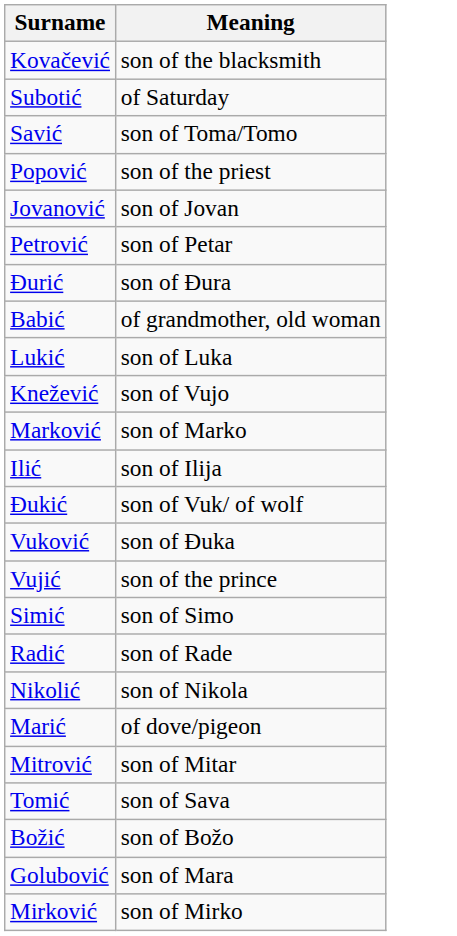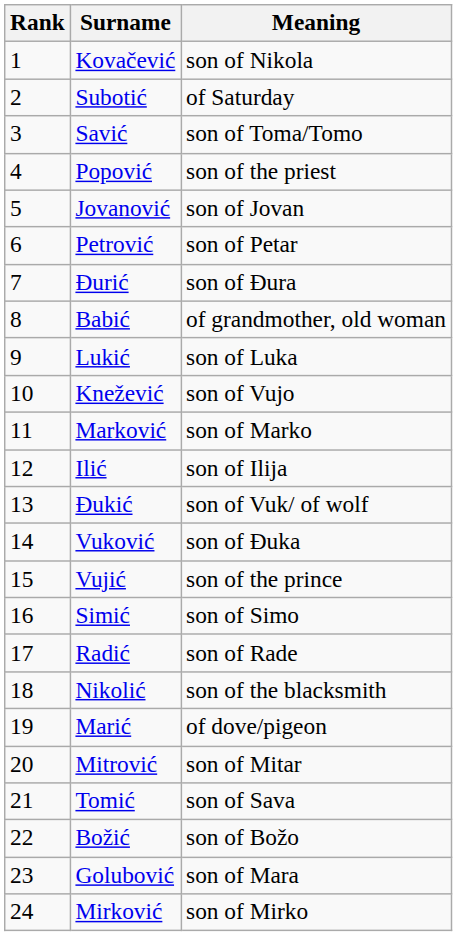+ column: (37, 23)
(221, 60) son of the blacksmith -> (250, 60) son of Nikola
(184, 689) son of Nikola -> (286, 689) son of the blacksmith
